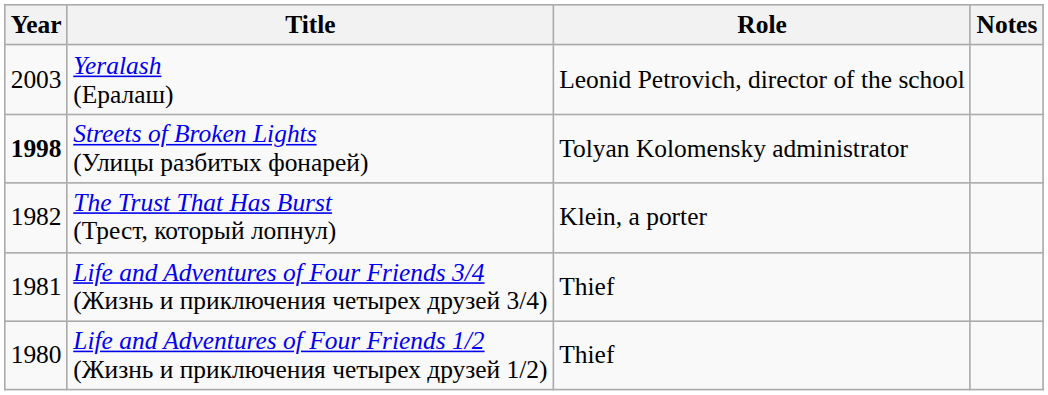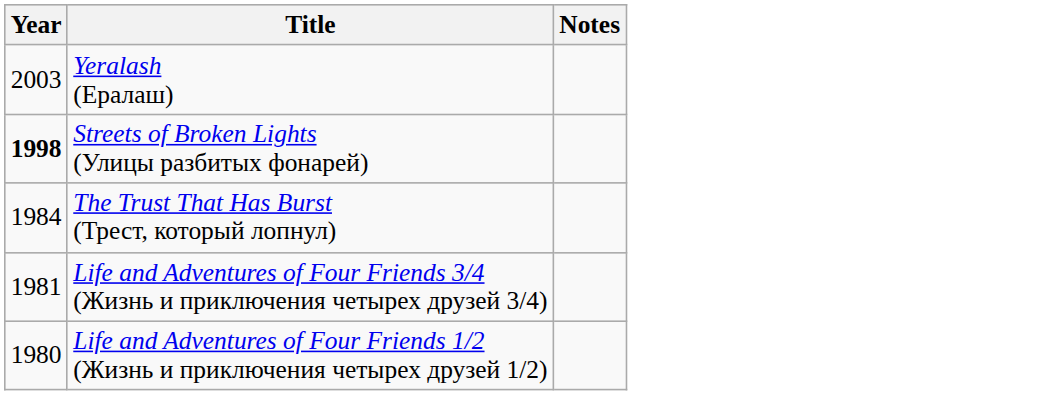- column: (762, 24)
(36, 217) 1982 -> (36, 217) 1984
